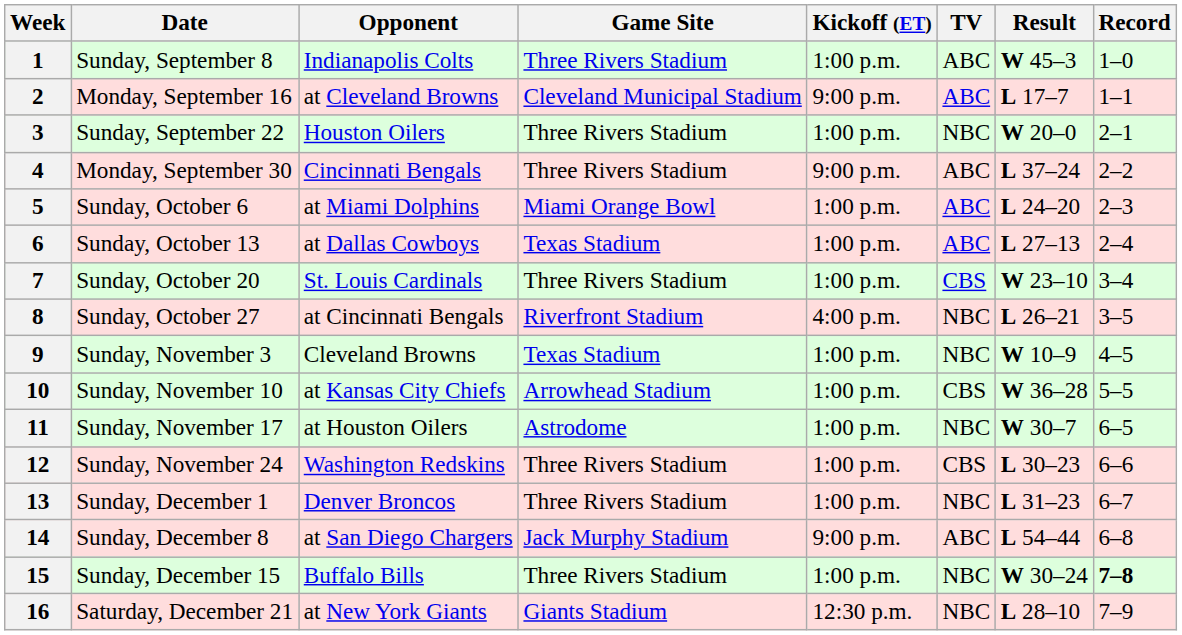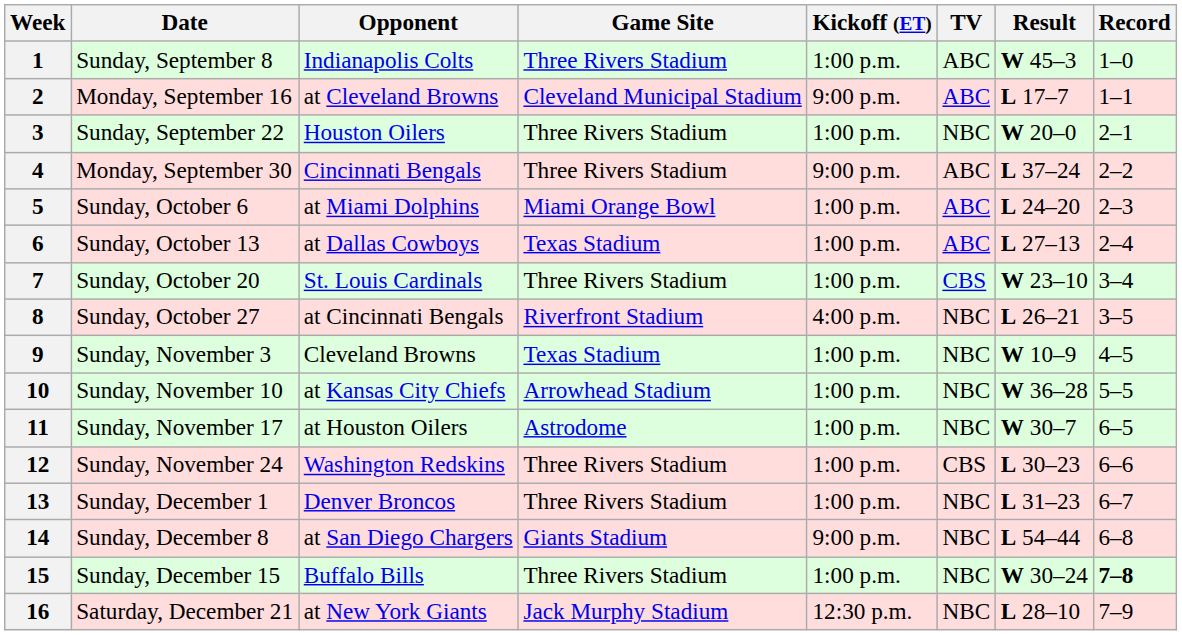(964, 390) CBS -> (966, 390) NBC
(626, 538) Jack Murphy Stadium -> (595, 538) Giants Stadium
(966, 538) ABC -> (966, 538) NBC
(595, 611) Giants Stadium -> (626, 611) Jack Murphy Stadium
